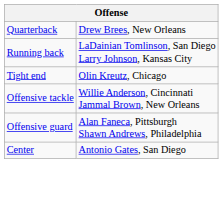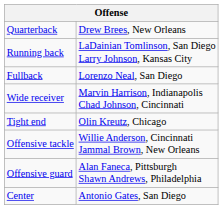+ row: (25, 75)
+ row: (35, 98)
